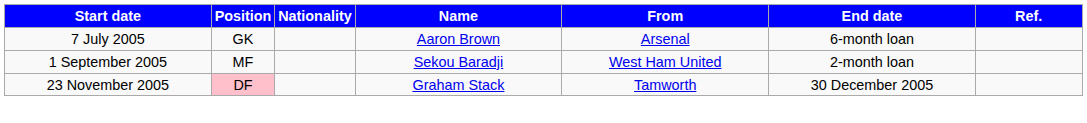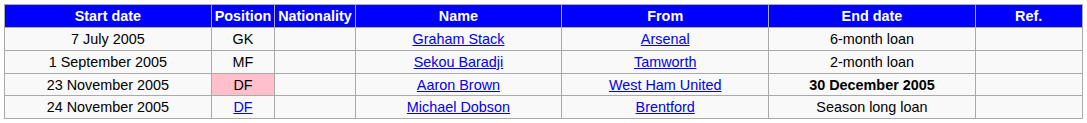(458, 39) Aaron Brown -> (458, 39) Graham Stack
(665, 62) West Ham United -> (665, 62) Tamworth
(458, 85) Graham Stack -> (458, 85) Aaron Brown
(665, 85) Tamworth -> (665, 85) West Ham United
(872, 85) normal -> (872, 85) bold
+ row: (108, 107)
